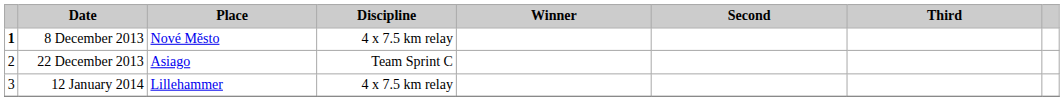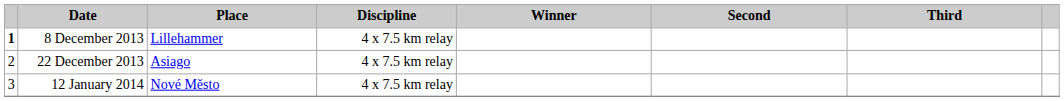(185, 38) Nové Město -> (187, 38) Lillehammer
(412, 61) Team Sprint C -> (407, 61) 4 x 7.5 km relay
(187, 84) Lillehammer -> (185, 84) Nové Město
